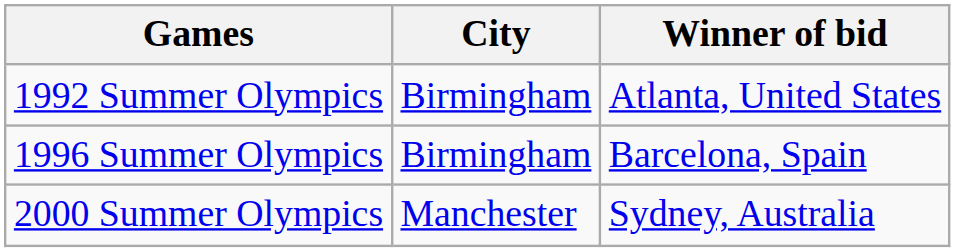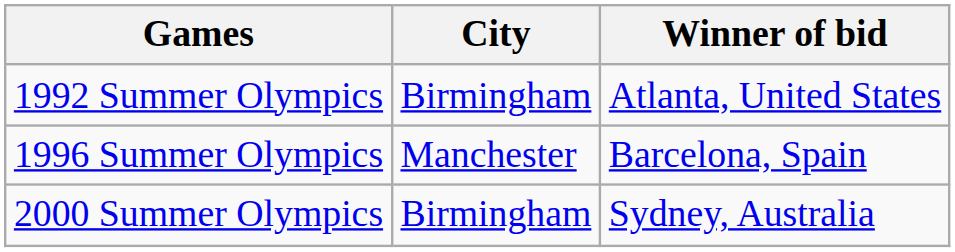(496, 154) Birmingham -> (489, 154) Manchester
(489, 214) Manchester -> (496, 214) Birmingham
